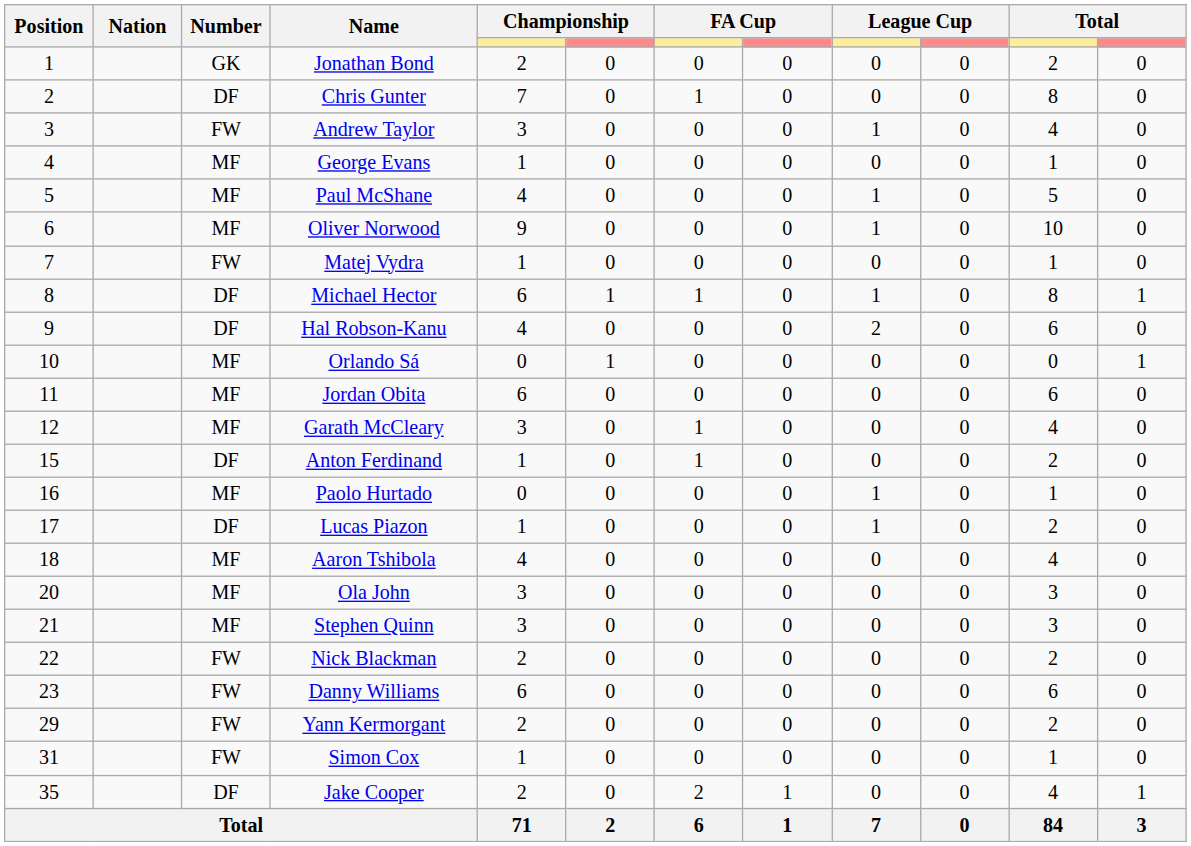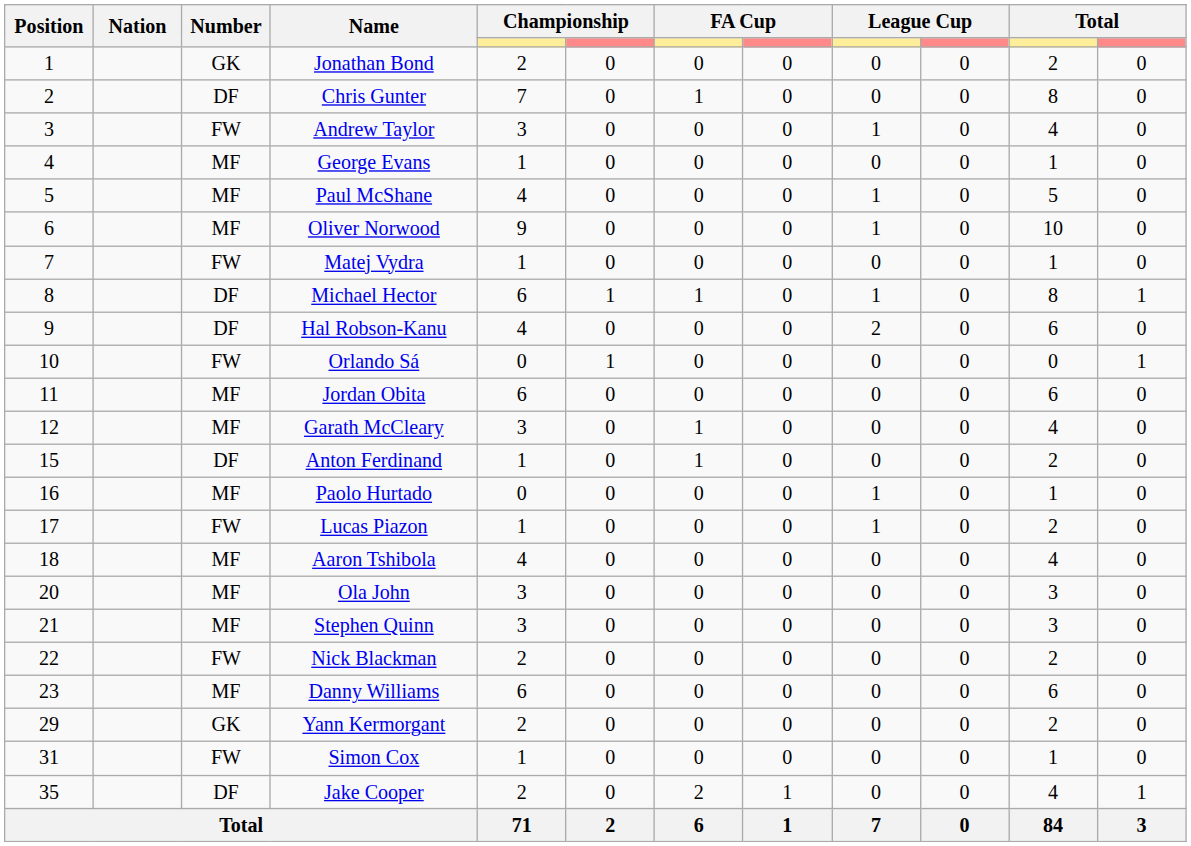(226, 361) MF -> (226, 361) FW
(226, 526) DF -> (226, 526) FW
(226, 692) FW -> (226, 692) MF
(226, 725) FW -> (226, 725) GK
